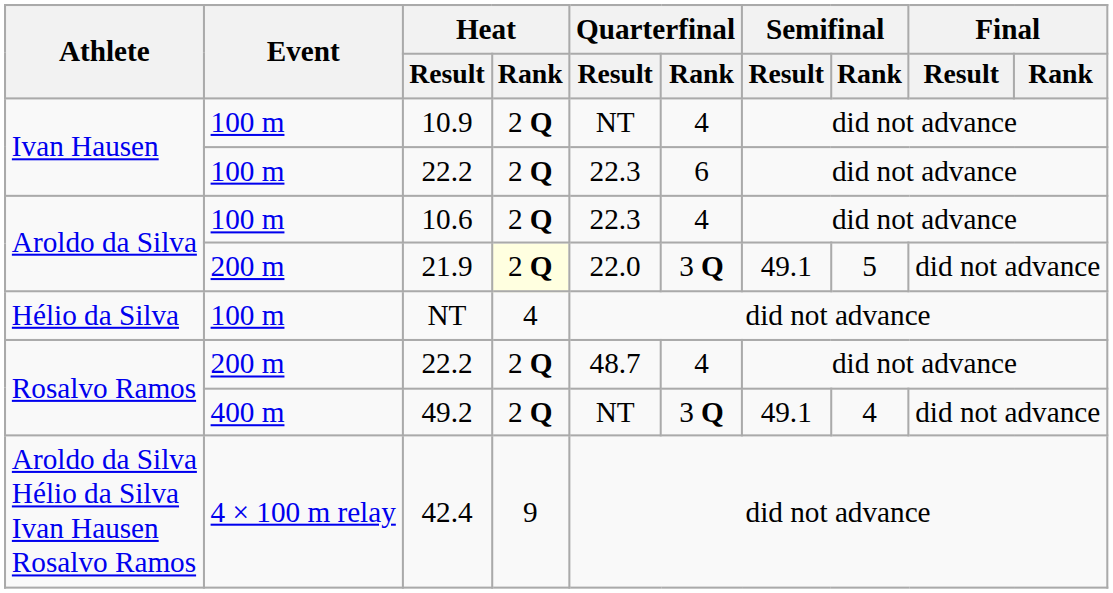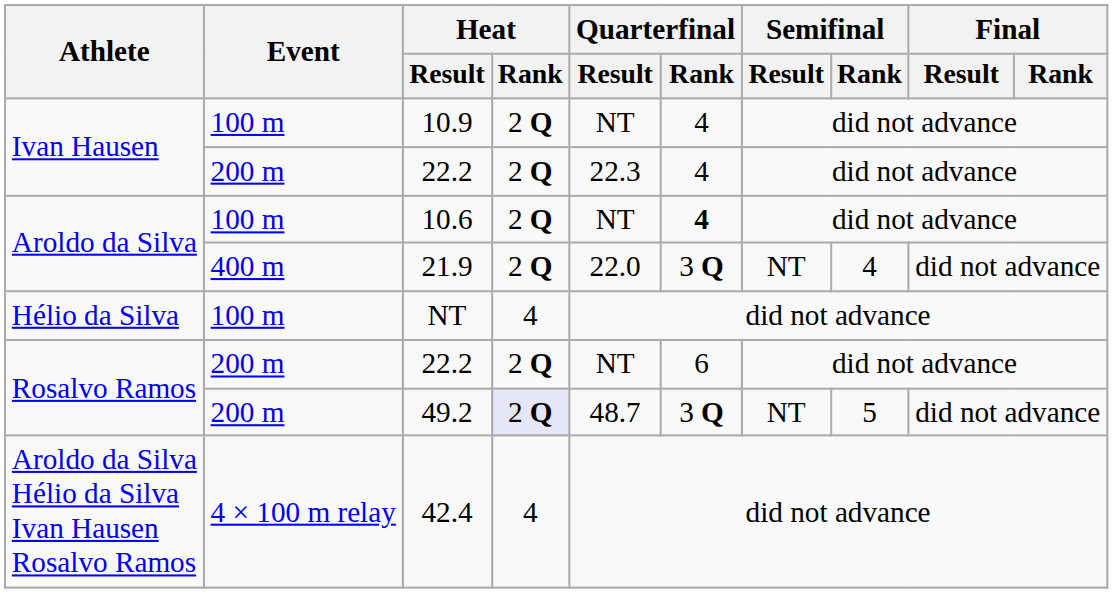(248, 171) 100 m -> (248, 171) 200 m
(701, 171) 6 -> (701, 171) 4
(615, 219) 22.3 -> (615, 219) NT
(701, 219) normal -> (701, 219) bold
(248, 267) 200 m -> (248, 267) 400 m
(530, 267) lightyellow background -> (530, 267) no background
(786, 267) 49.1 -> (786, 267) NT
(869, 267) 5 -> (869, 267) 4
(615, 363) 48.7 -> (615, 363) NT
(701, 363) 4 -> (701, 363) 6
(248, 412) 400 m -> (248, 412) 200 m
(530, 412) no background -> (530, 412) lavender background
(615, 412) NT -> (615, 412) 48.7
(786, 412) 49.1 -> (786, 412) NT
(869, 412) 4 -> (869, 412) 5
(530, 512) 9 -> (530, 512) 4
